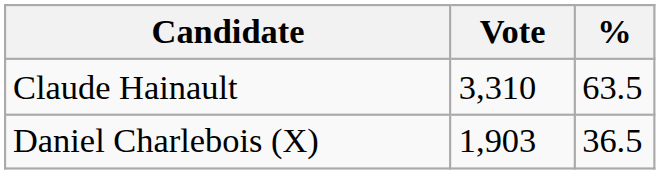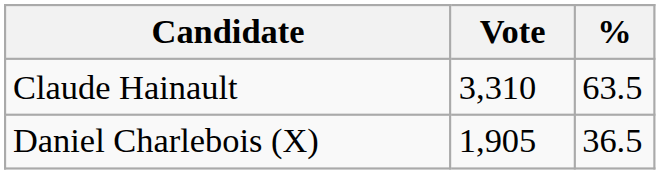(498, 140) 1,903 -> (498, 140) 1,905
